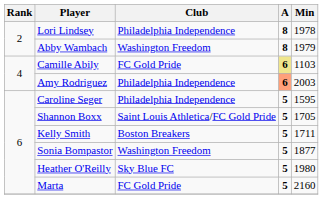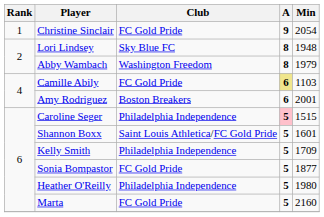+ row: (75, 30)
(176, 30) Philadelphia Independence -> (147, 47) Sky Blue FC
(305, 30) 1978 -> (306, 47) 1948
(176, 82) Philadelphia Independence -> (155, 99) Boston Breakers
(285, 82) lightsalmon background -> (286, 99) no background
(305, 82) 2003 -> (306, 99) 2001
(285, 99) no background -> (286, 116) pink background
(305, 99) 1595 -> (306, 116) 1515
(305, 116) 1705 -> (306, 133) 1601
(154, 133) Boston Breakers -> (178, 151) Philadelphia Independence
(305, 133) 1711 -> (306, 151) 1709
(164, 151) Washington Freedom -> (150, 168) FC Gold Pride
(146, 168) Sky Blue FC -> (178, 185) Philadelphia Independence
